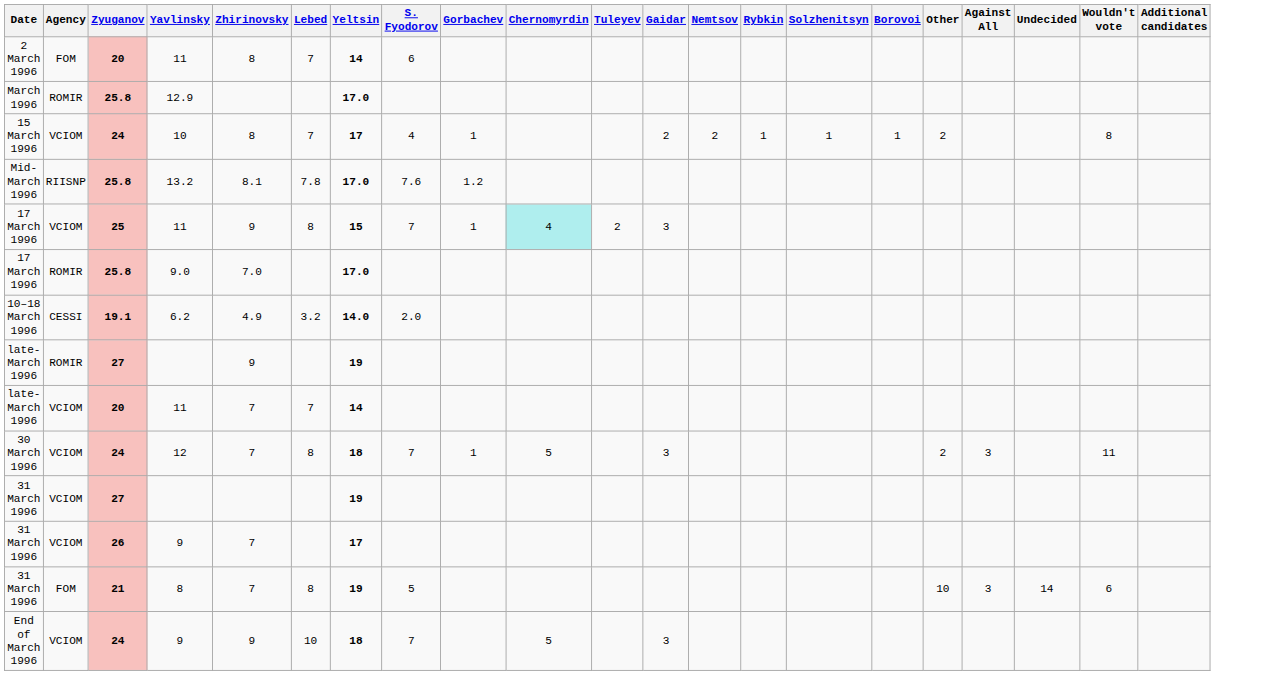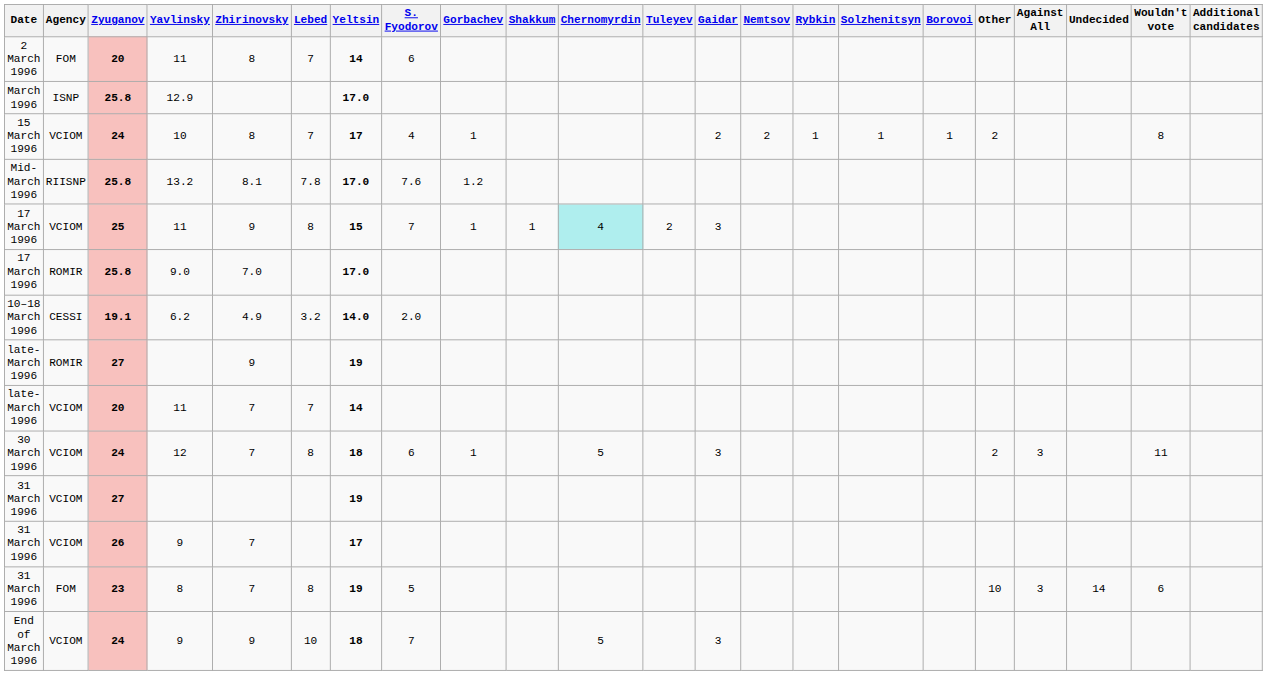+ column: (532, 20)
(66, 97) ROMIR -> (66, 97) ISNP
(411, 453) 7 -> (411, 453) 6
(118, 589) 21 -> (118, 589) 23
